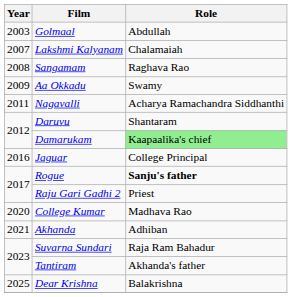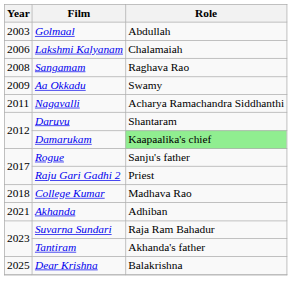(18, 49) 2007 -> (18, 49) 2006
- row: (51, 157)
(162, 175) bold -> (159, 157) normal
(18, 211) 2020 -> (18, 193) 2018
